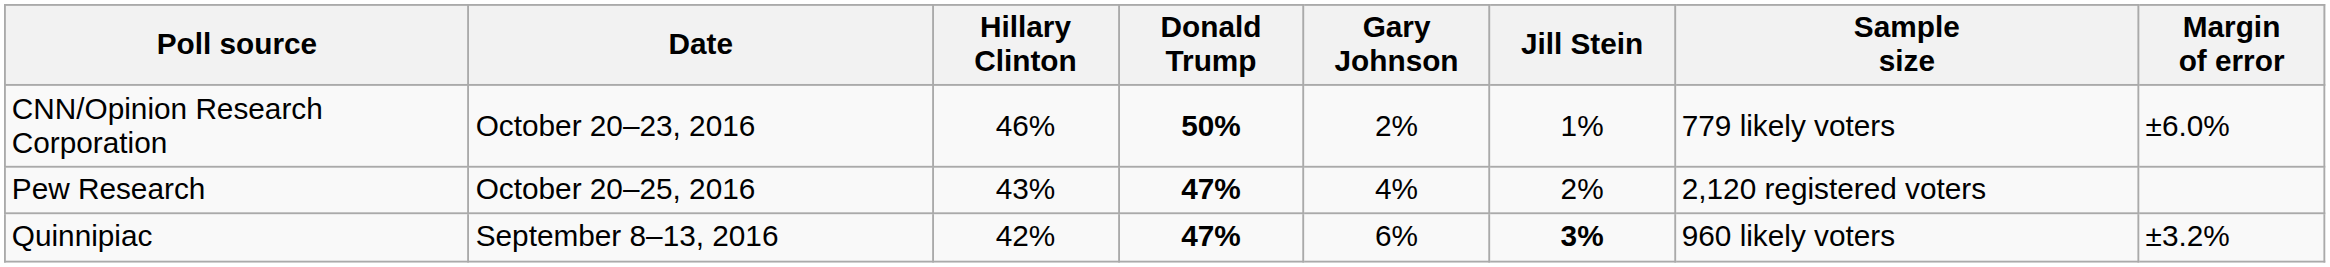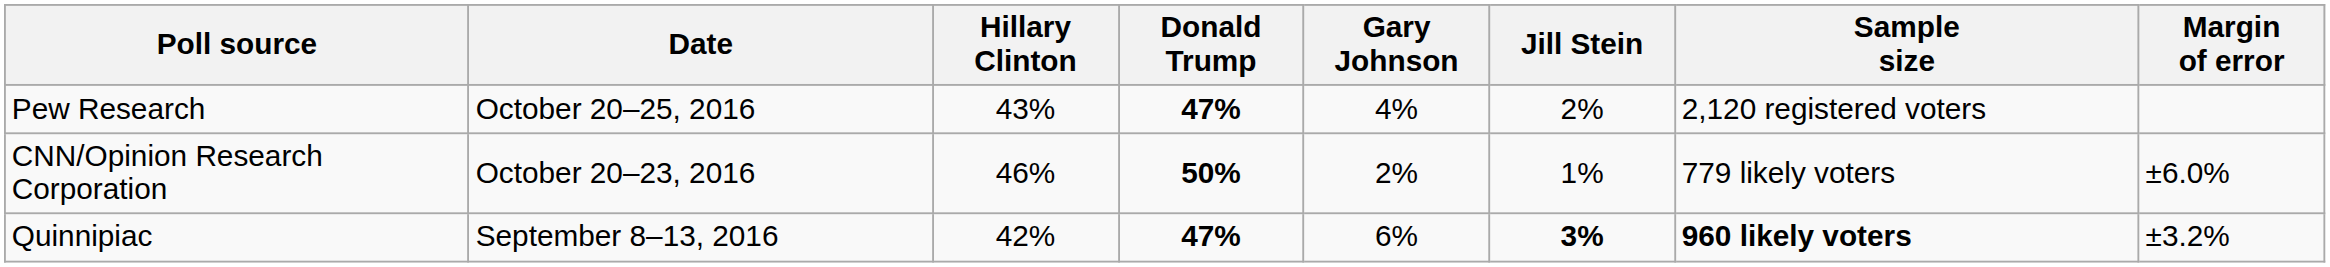rows swapped: (109, 189) <-> (167, 125)
(1788, 236) normal -> (1797, 236) bold
